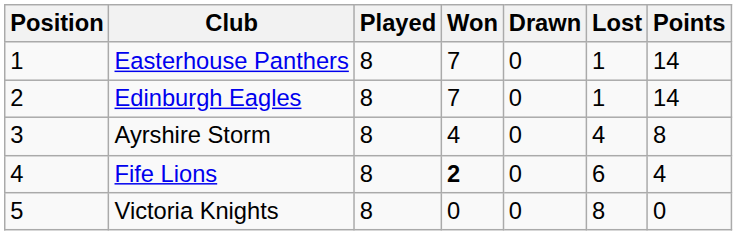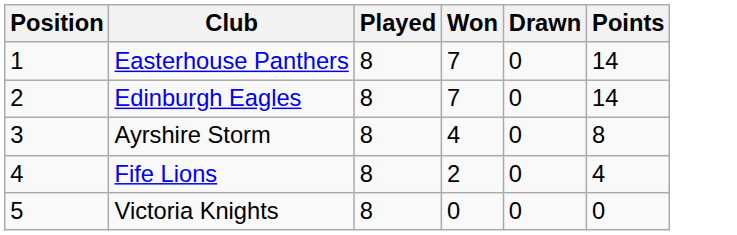- column: (617, 23)
(454, 173) bold -> (454, 173) normal
